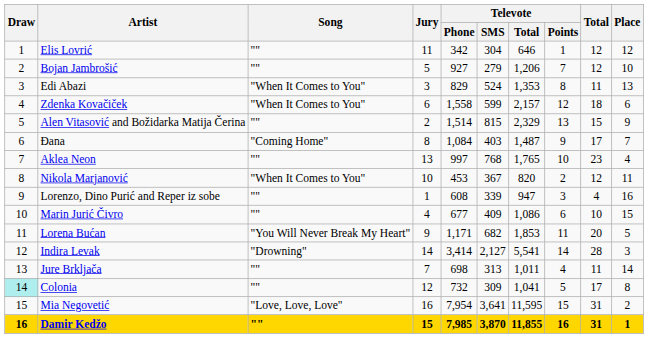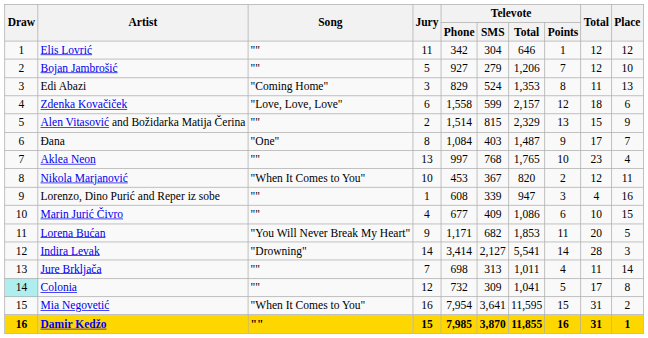(308, 86) "When It Comes to You" -> (289, 86) "Coming Home"
(308, 104) "When It Comes to You" -> (297, 104) "Love, Love, Love"
(289, 141) "Coming Home" -> (265, 141) "One"
(297, 305) "Love, Love, Love" -> (308, 305) "When It Comes to You"
